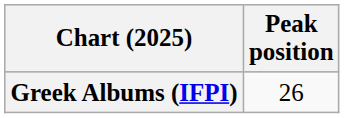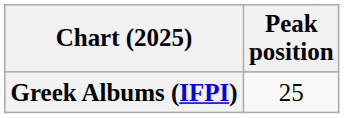(291, 91) 26 -> (291, 91) 25
